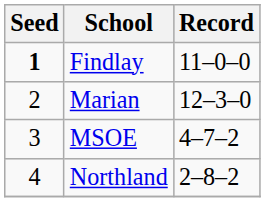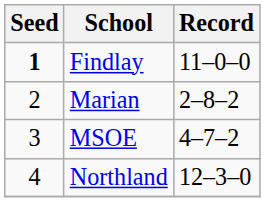(215, 100) 12–3–0 -> (209, 100) 2–8–2
(209, 176) 2–8–2 -> (215, 176) 12–3–0
